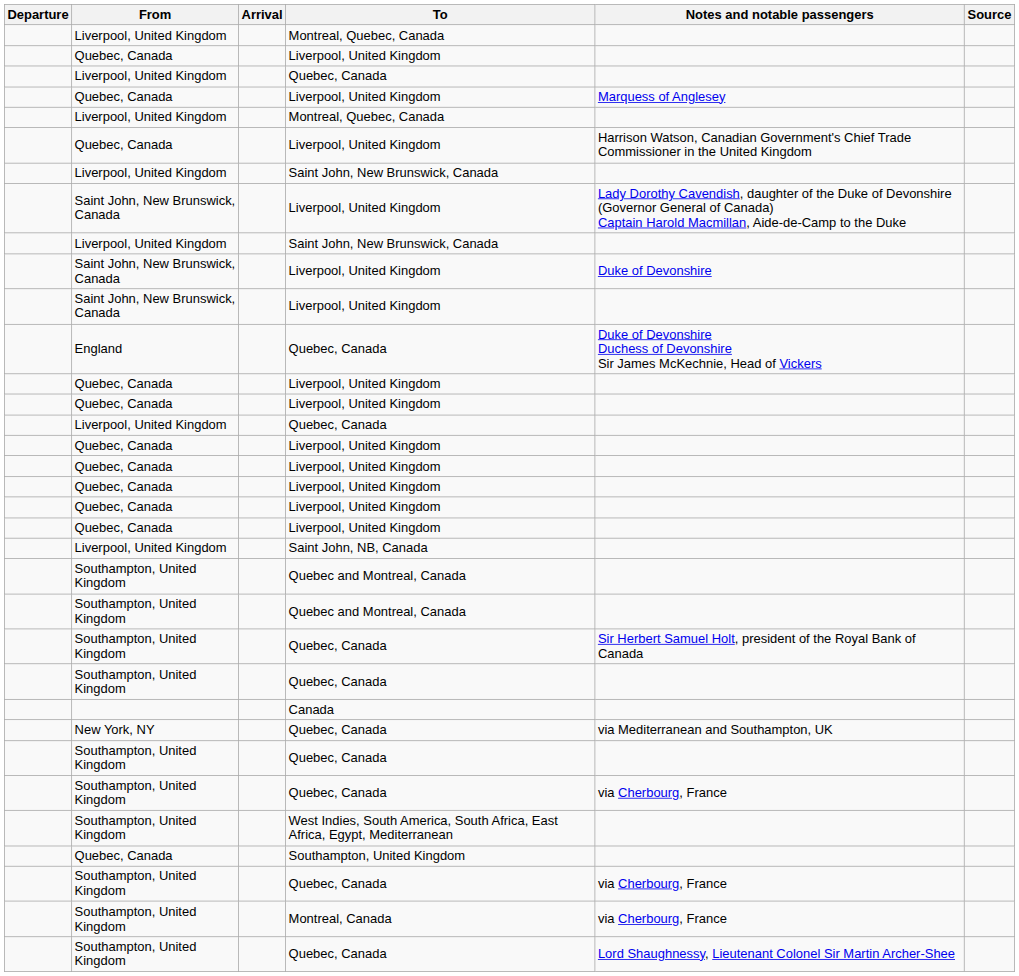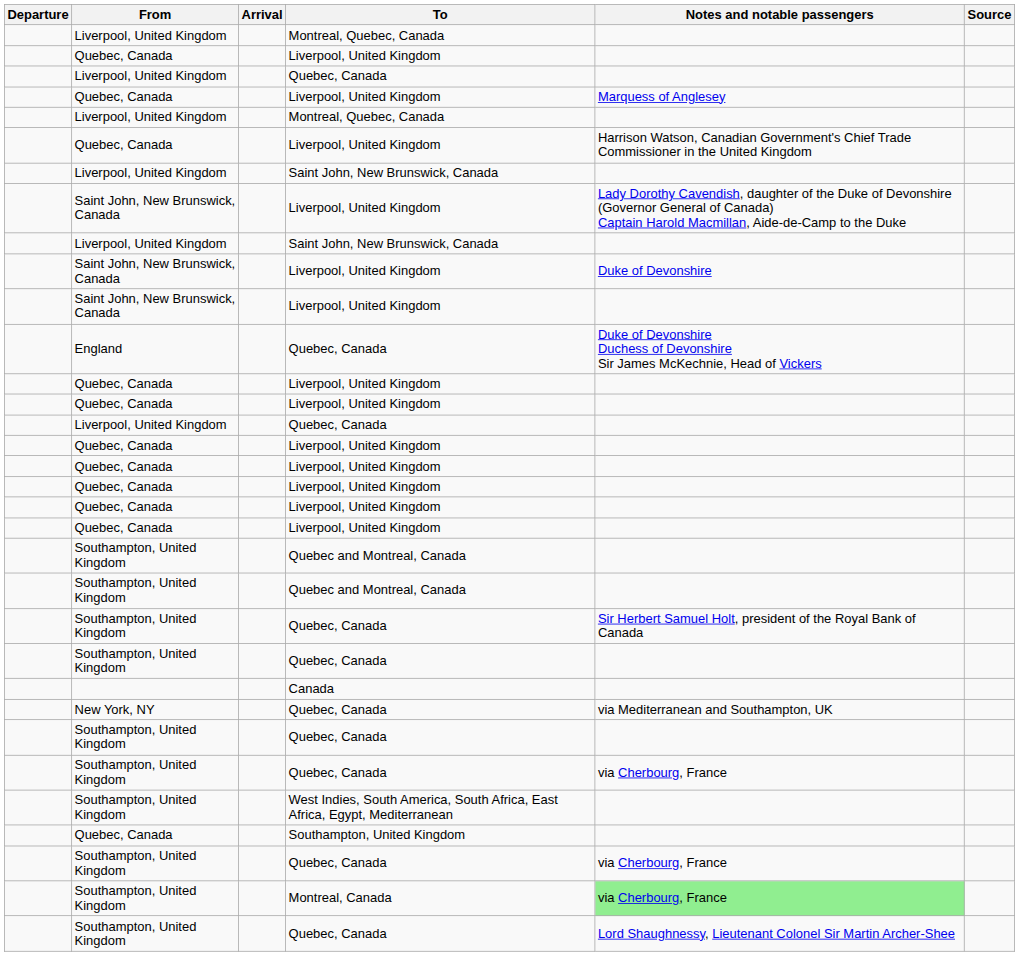- row: (151, 548)
(662, 919) no background -> (662, 898) lightgreen background
